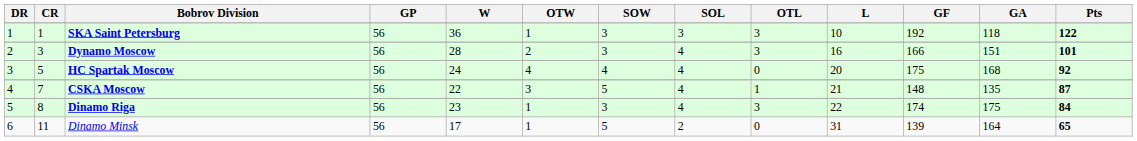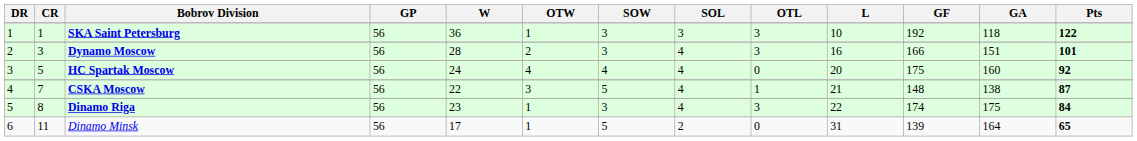(991, 70) 168 -> (991, 70) 160
(991, 88) 135 -> (991, 88) 138
